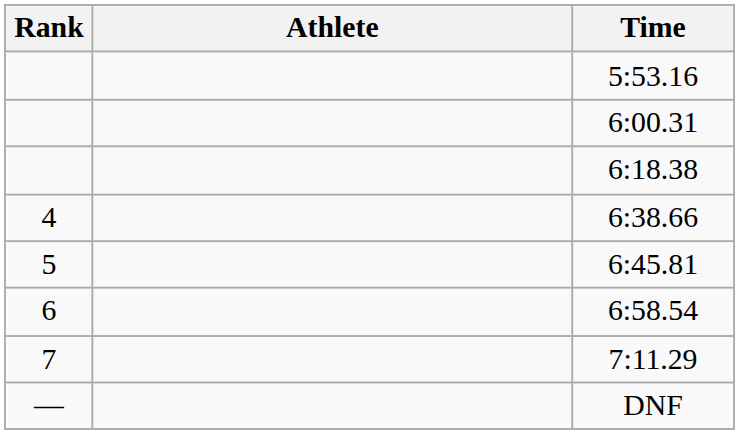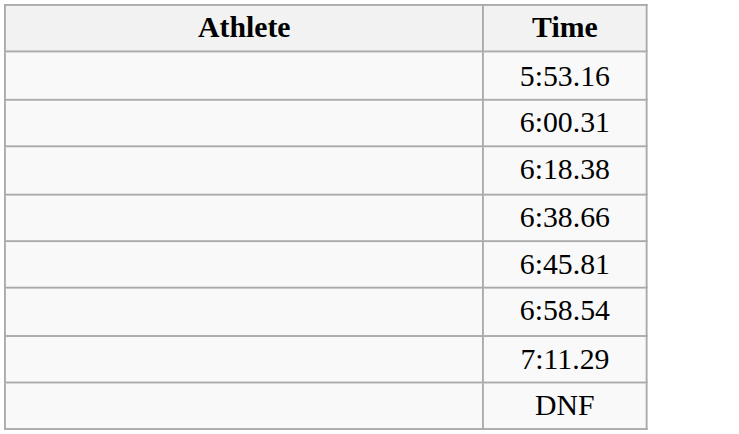- column: (49, 28)
